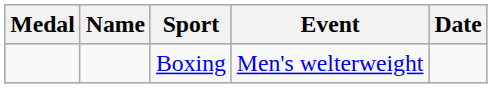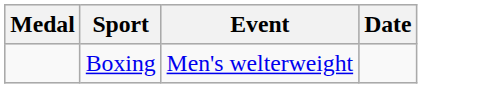- column: (115, 24)
